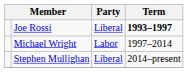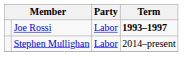(108, 28) Liberal -> (106, 28) Labor
- row: (45, 43)
(108, 59) Liberal -> (106, 43) Labor
